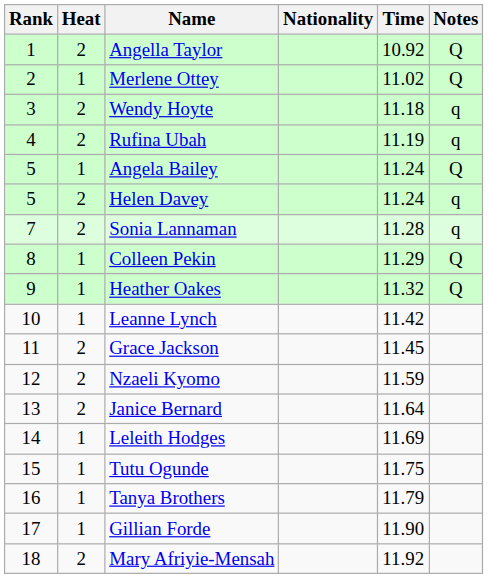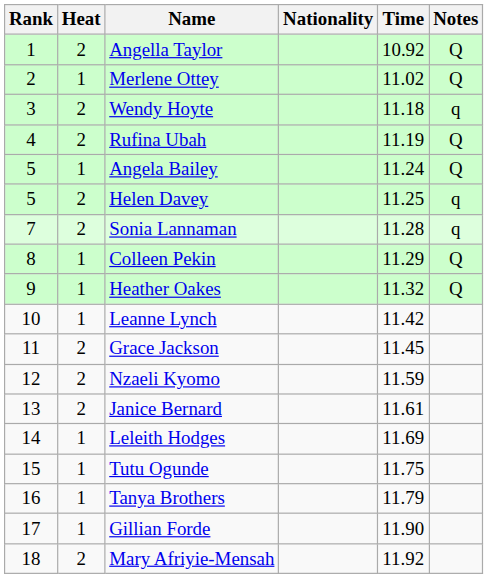(456, 139) q -> (456, 139) Q
(403, 199) 11.24 -> (403, 199) 11.25
(403, 408) 11.64 -> (403, 408) 11.61
